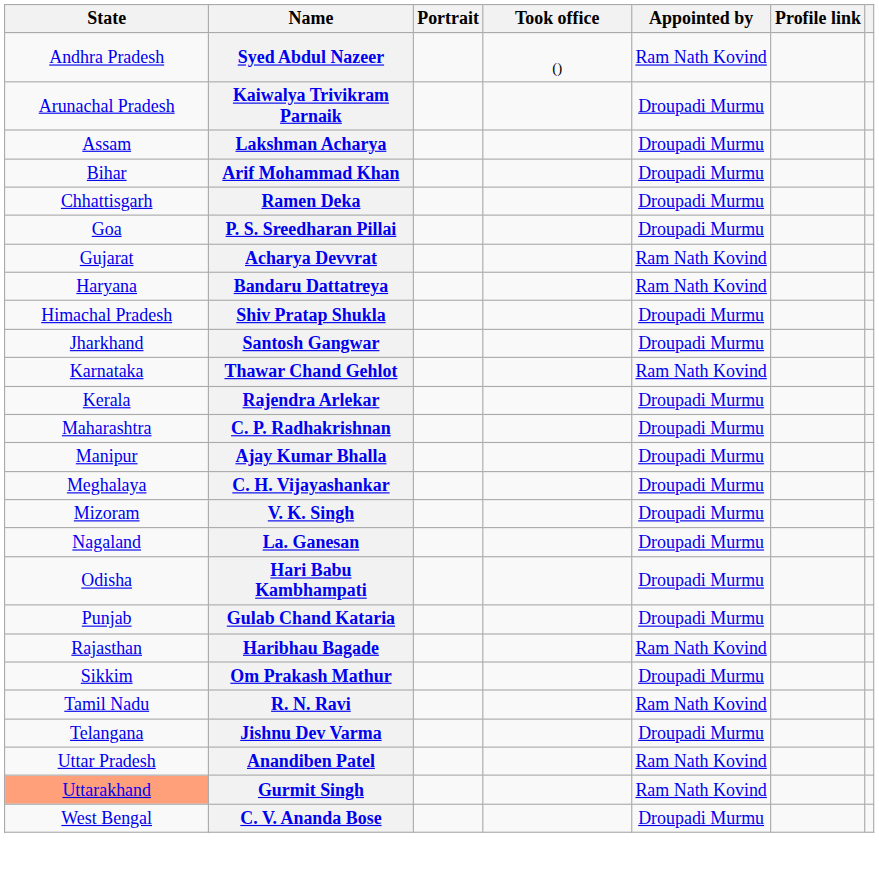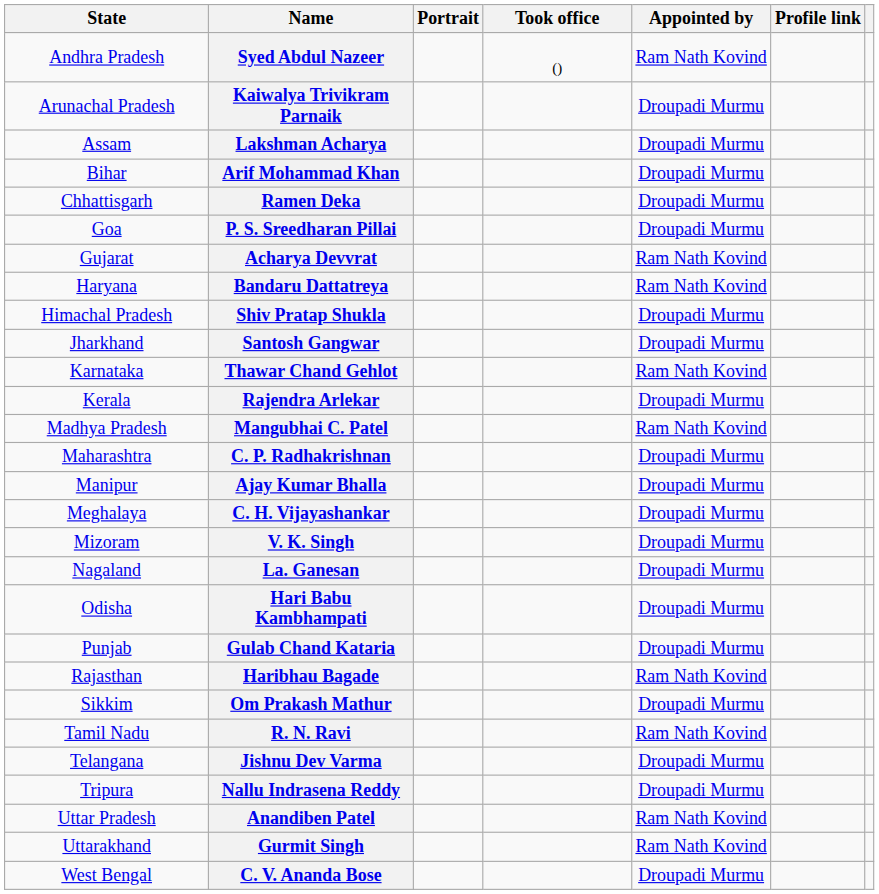+ row: (311, 428)
+ row: (311, 789)
(107, 789) lightsalmon background -> (107, 846) no background
